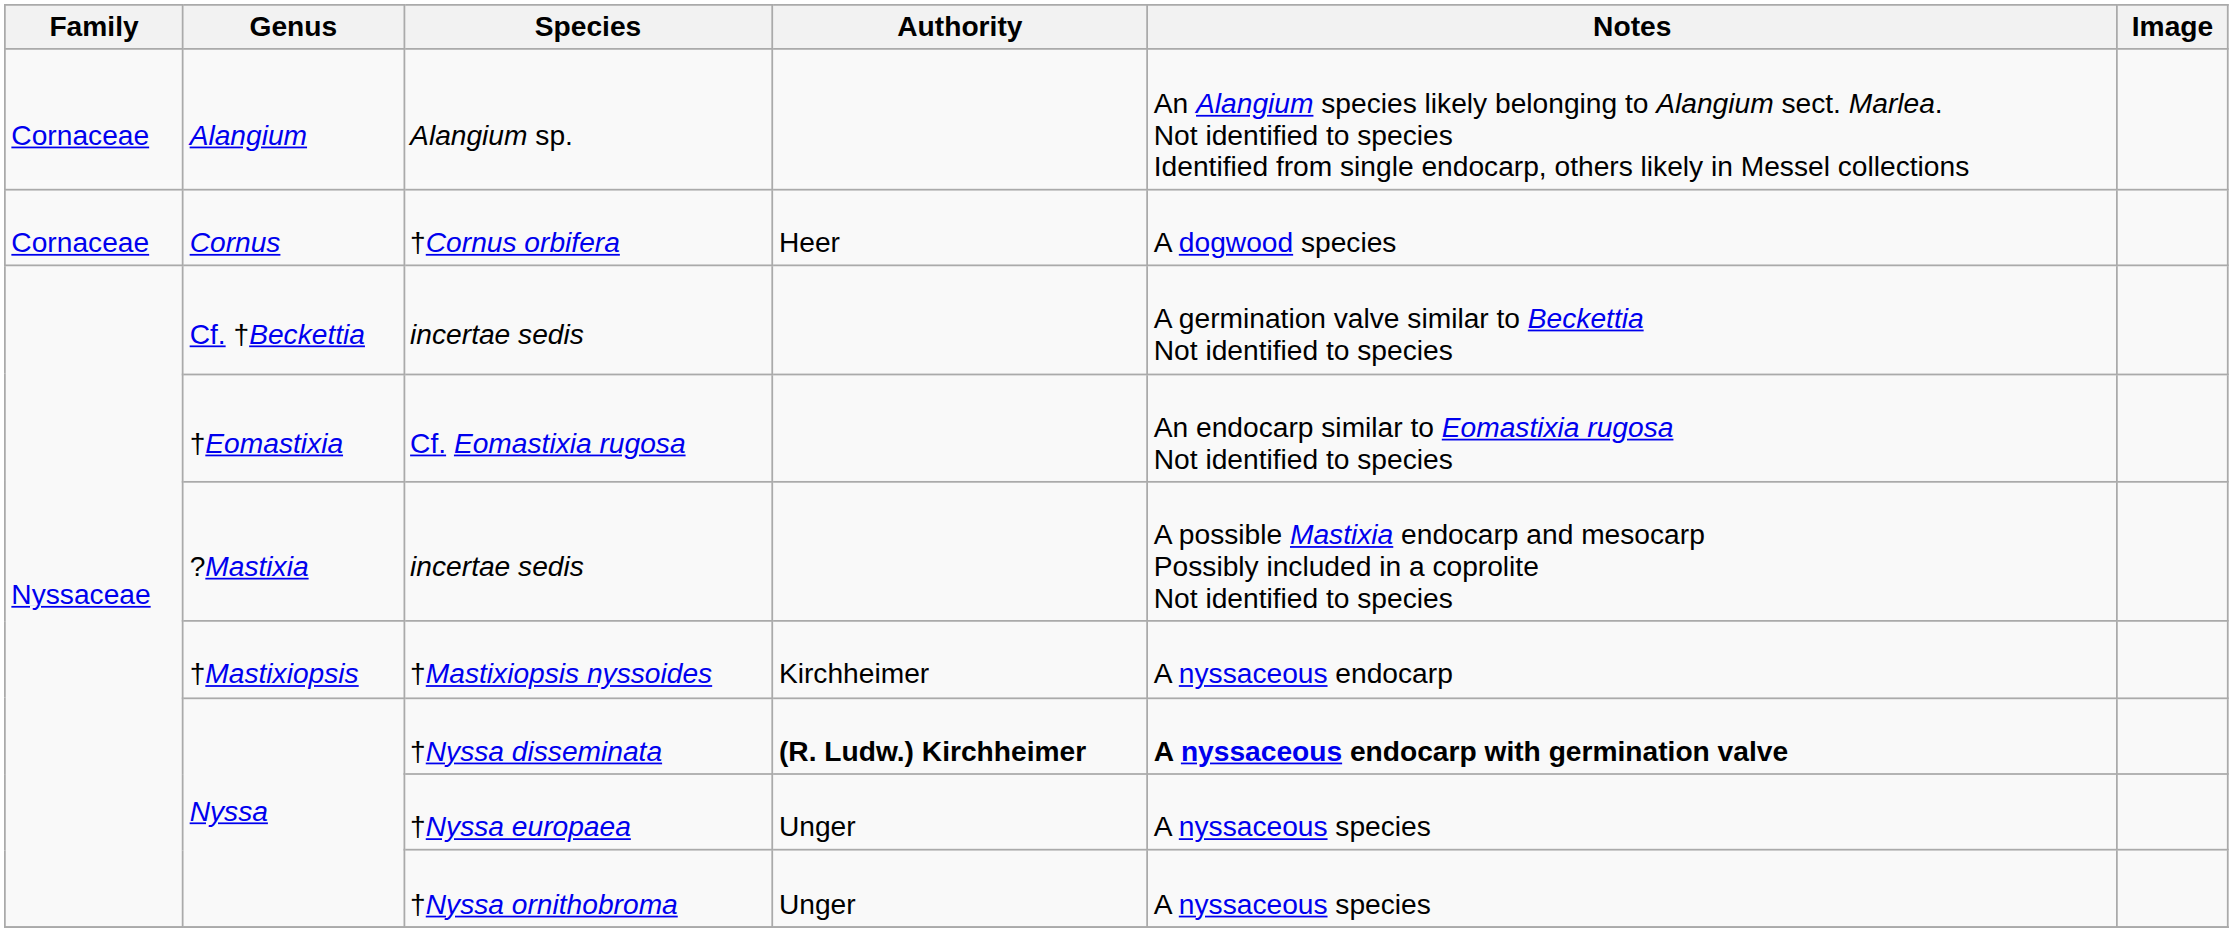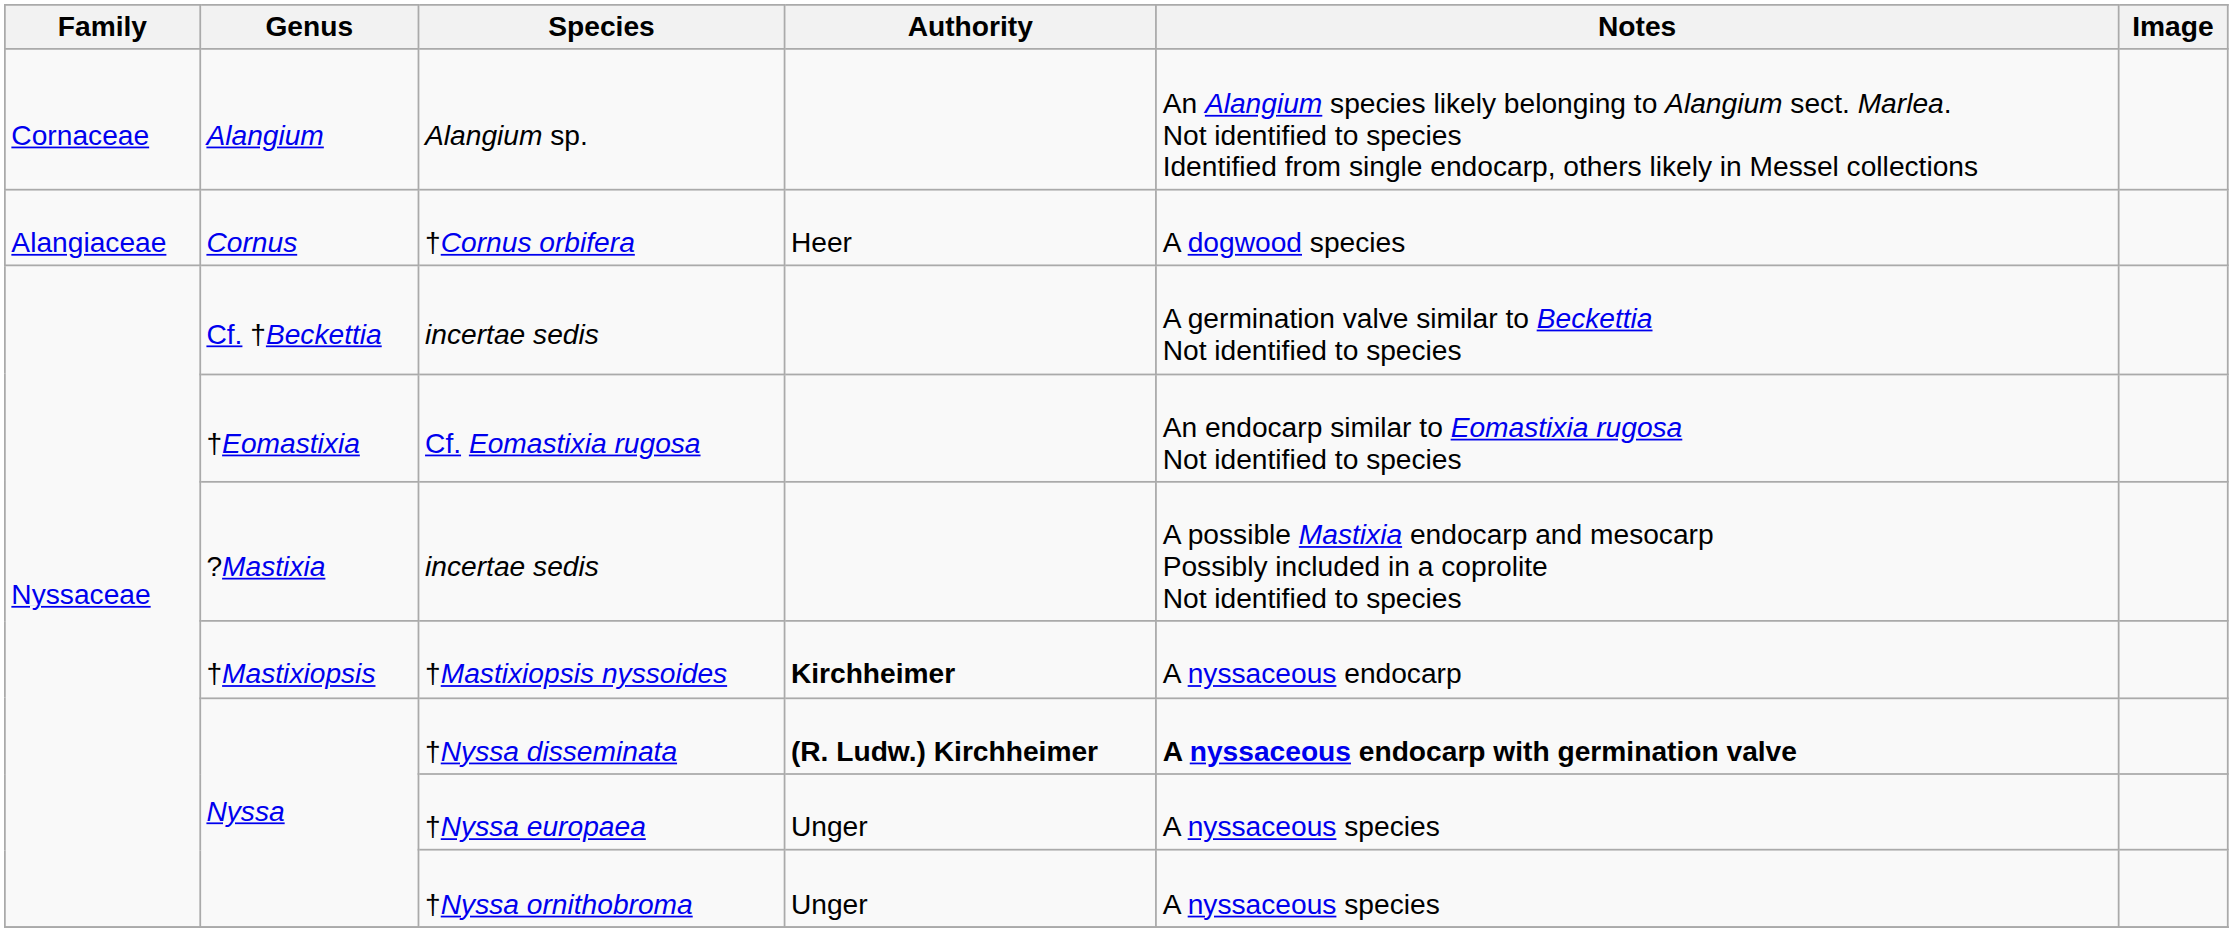(80, 242) Cornaceae -> (89, 242) Alangiaceae
(854, 674) normal -> (873, 674) bold
